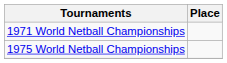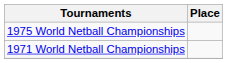rows swapped: (96, 31) <-> (96, 49)
